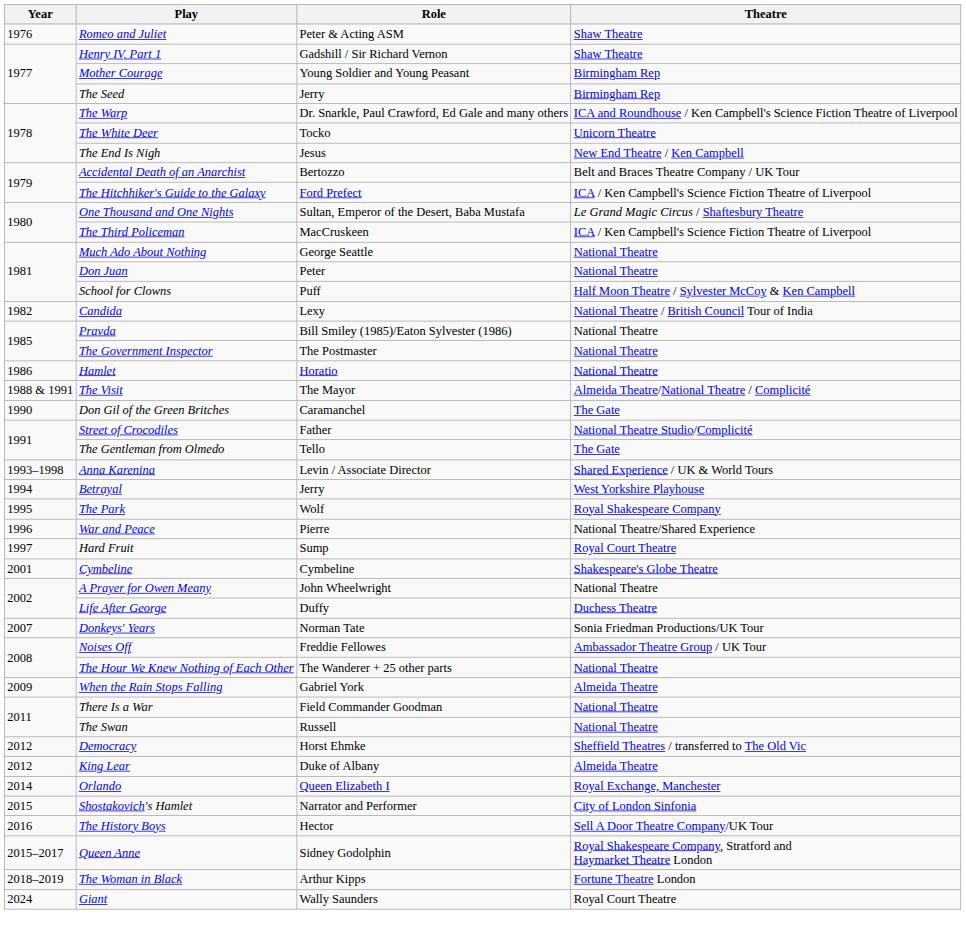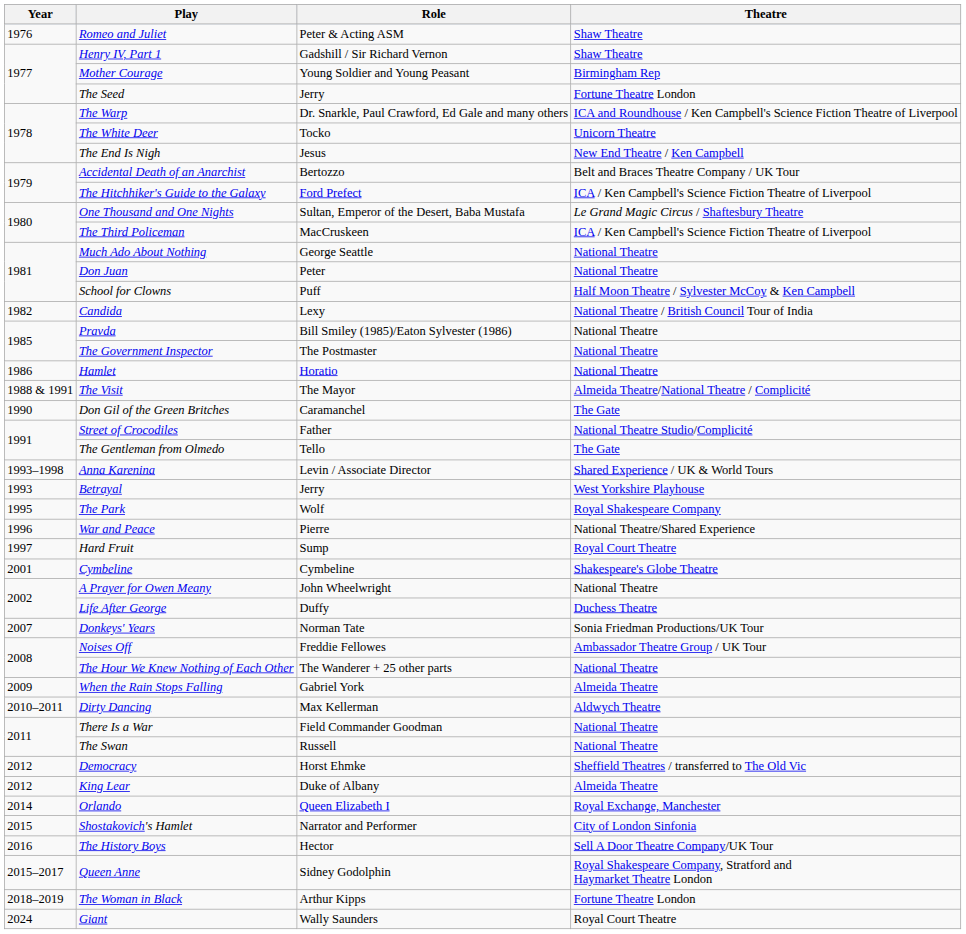(617, 93) Birmingham Rep -> (635, 93) Fortune Theatre London
(20, 489) 1994 -> (20, 489) 1993
+ row: (115, 707)
